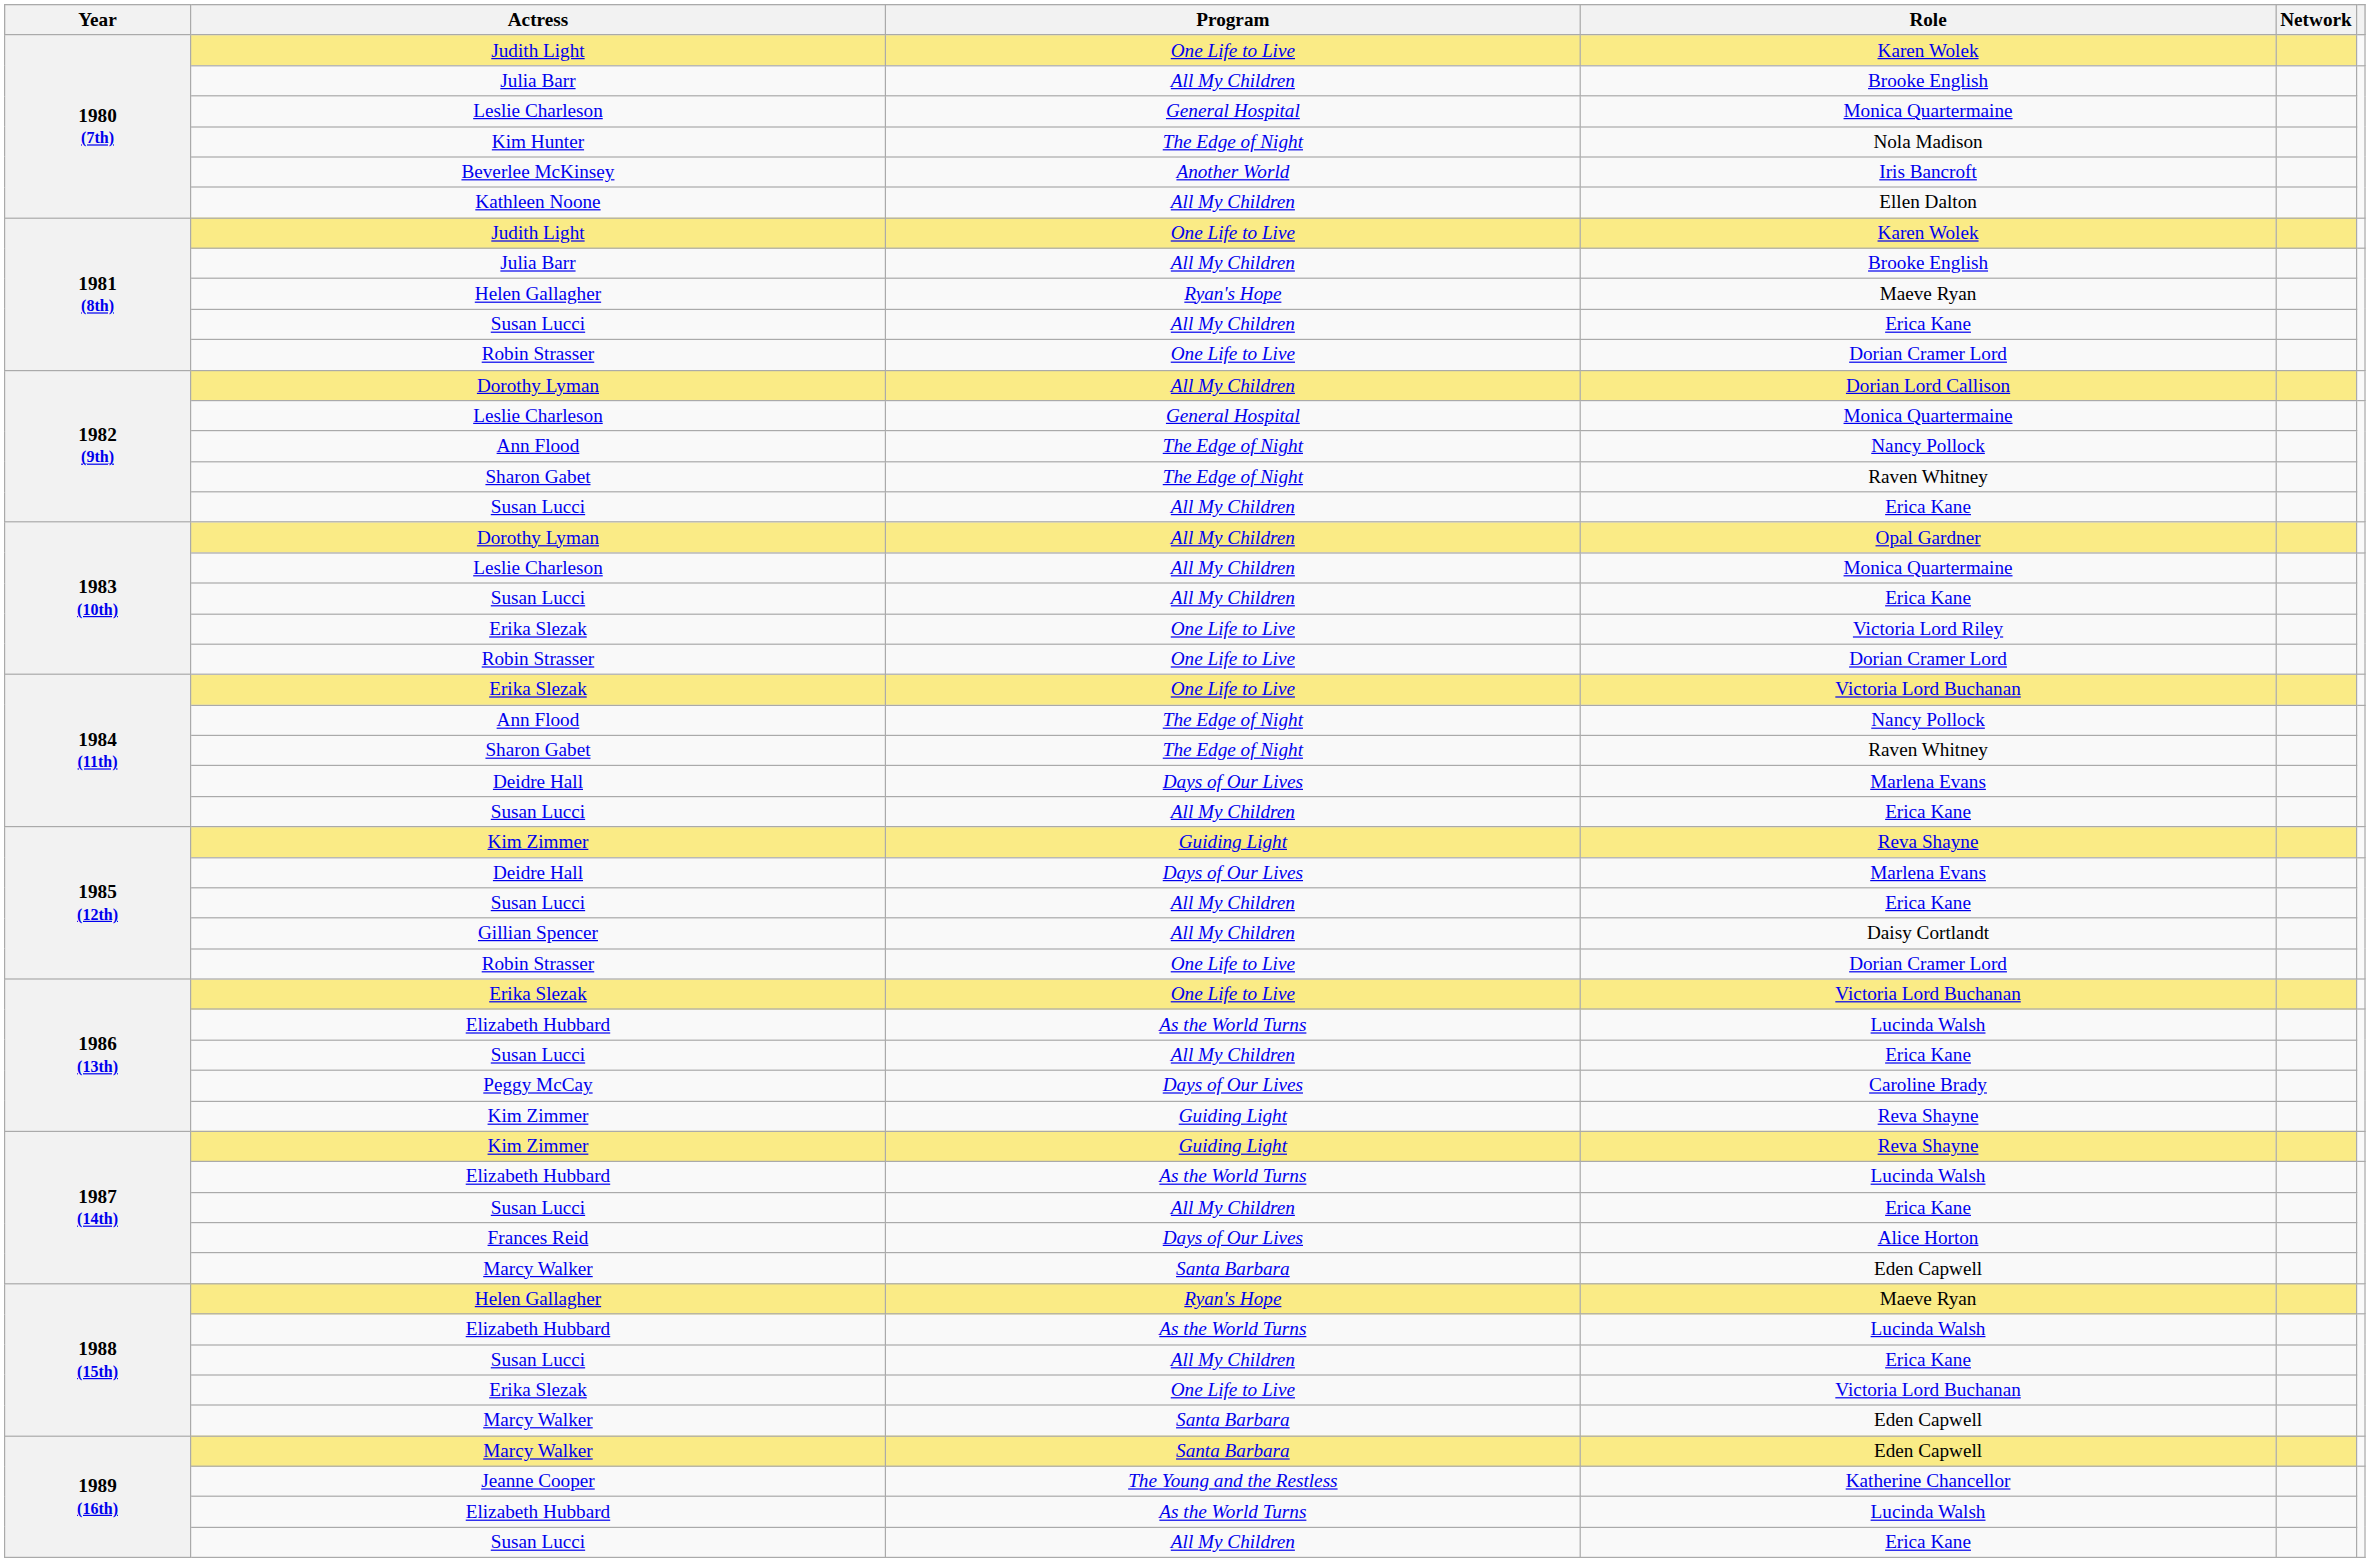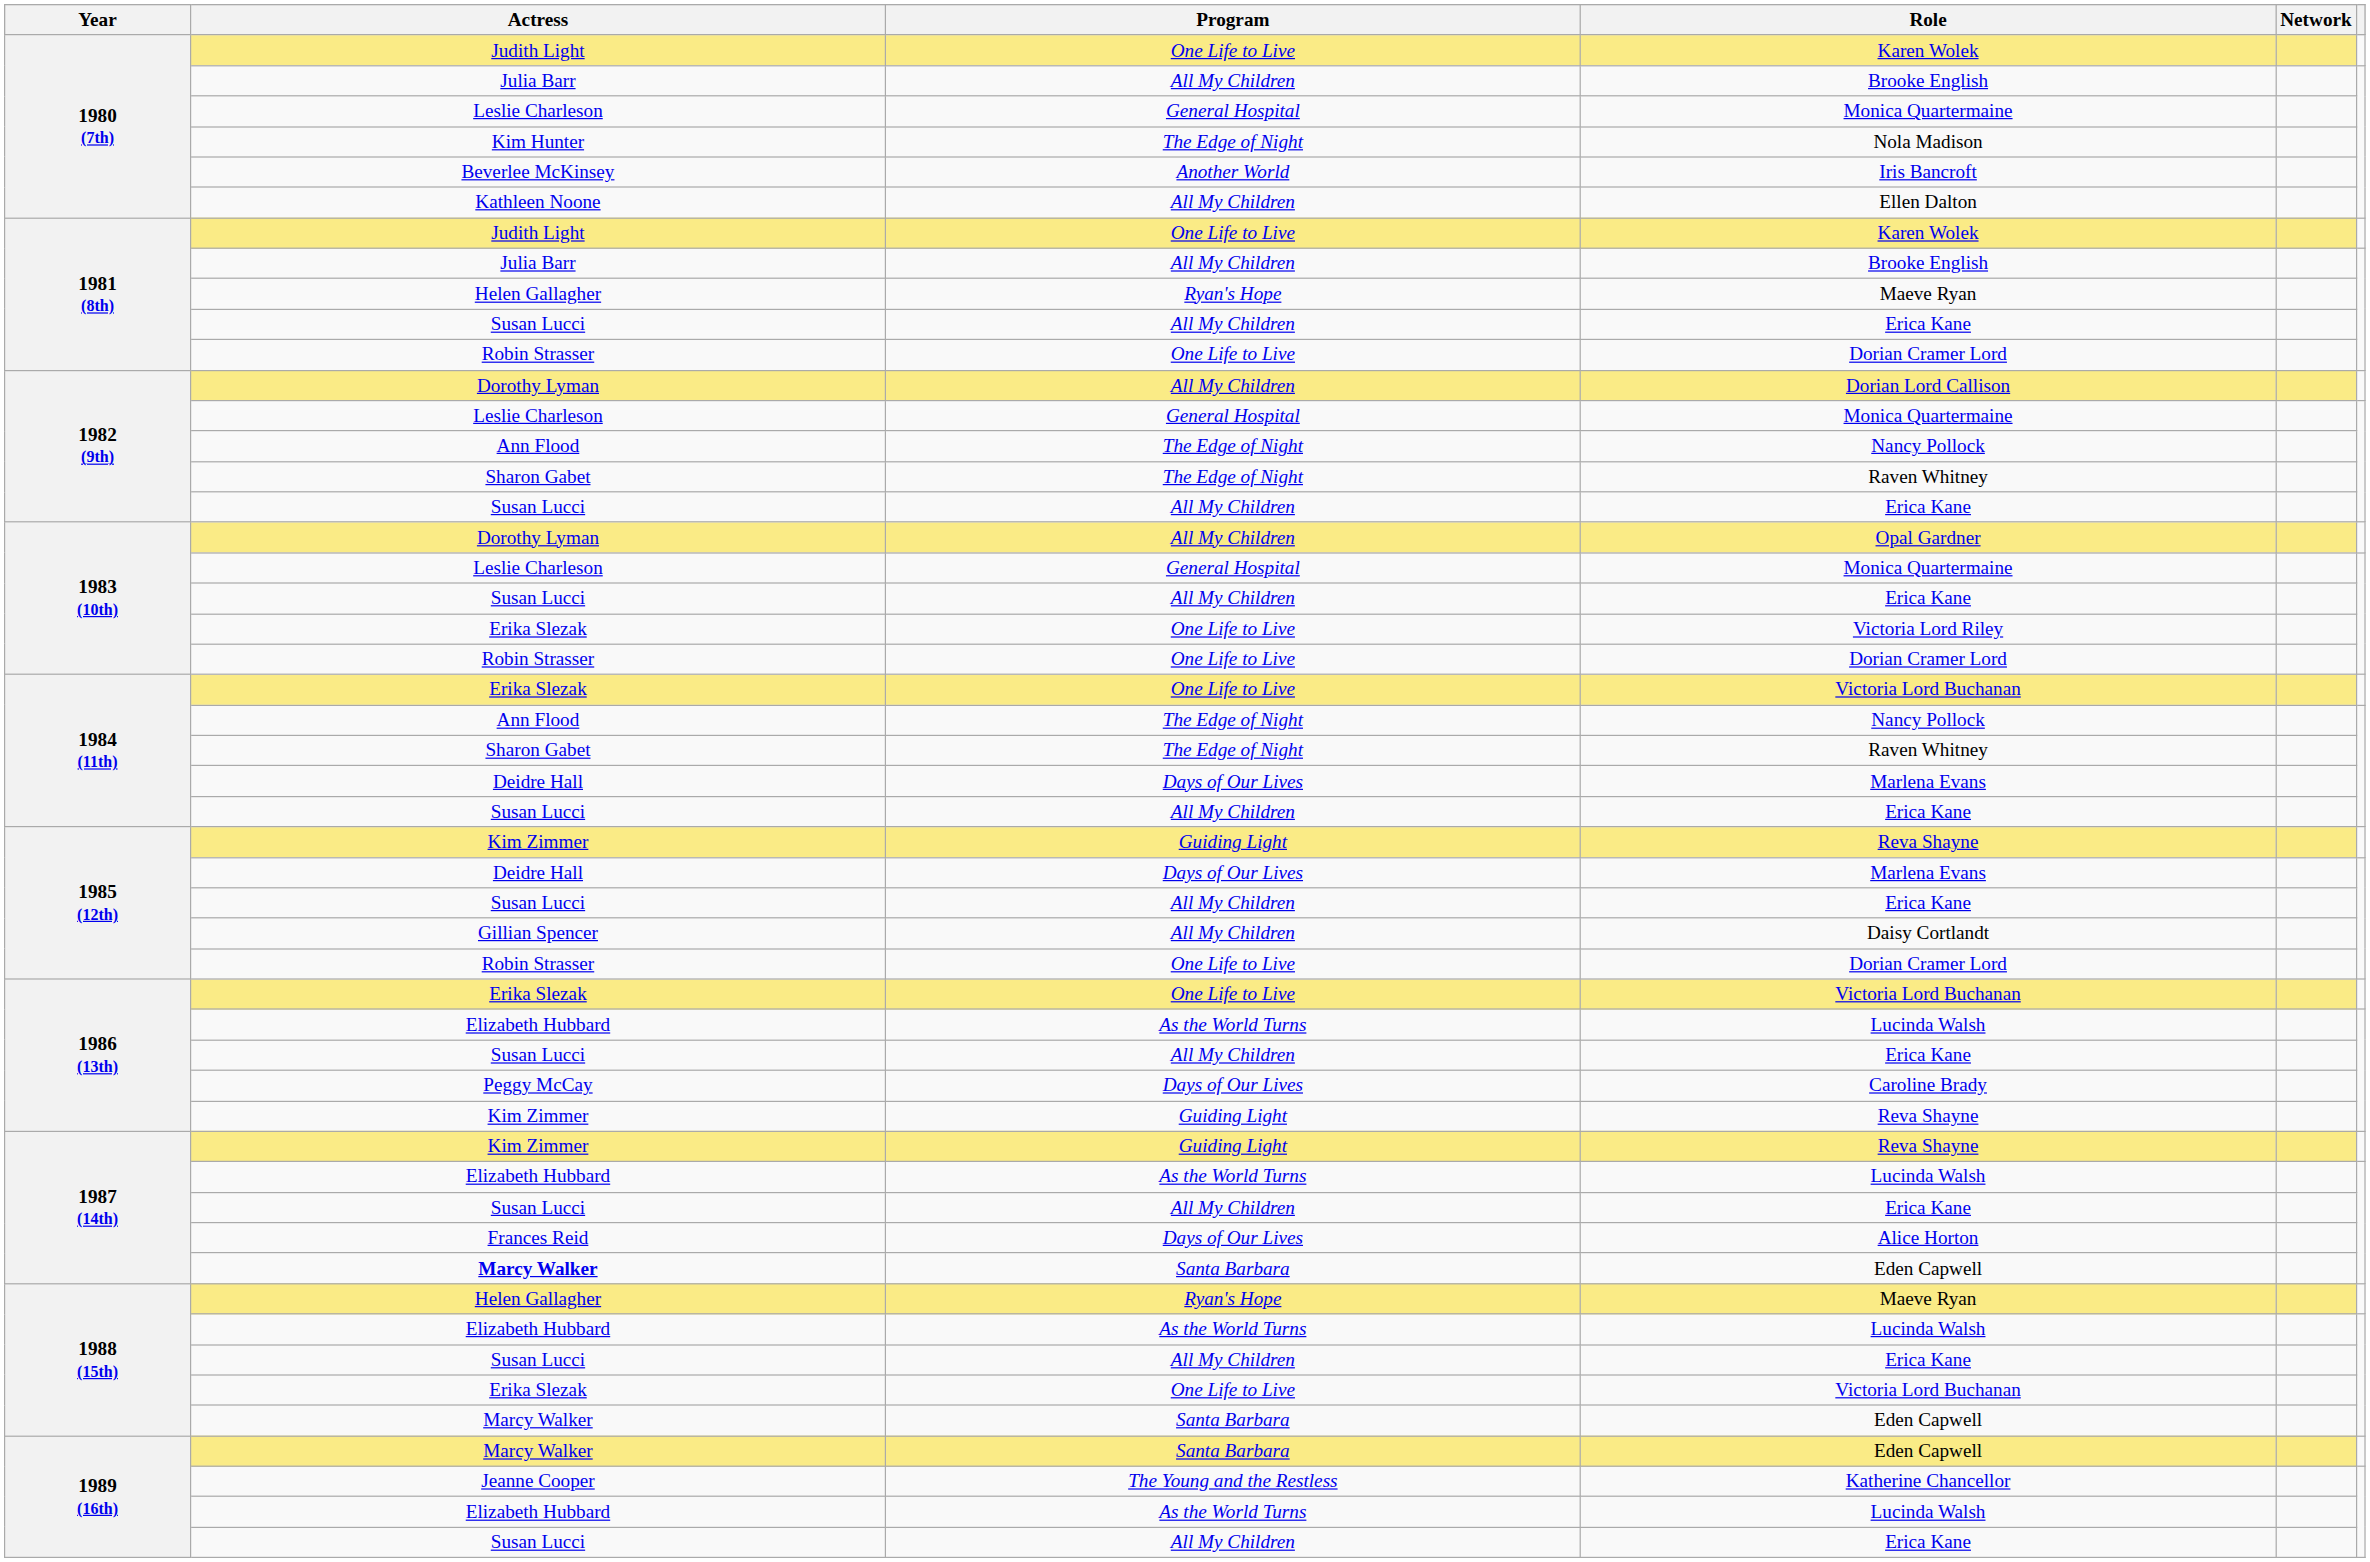(1233, 567) All My Children -> (1233, 567) General Hospital
(538, 1268) normal -> (538, 1268) bold
